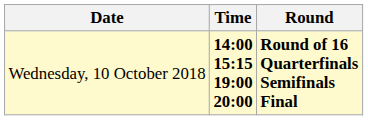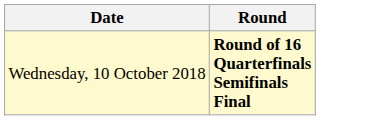- column: (233, 17)
